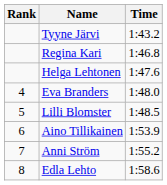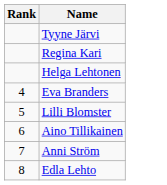- column: (144, 14)
